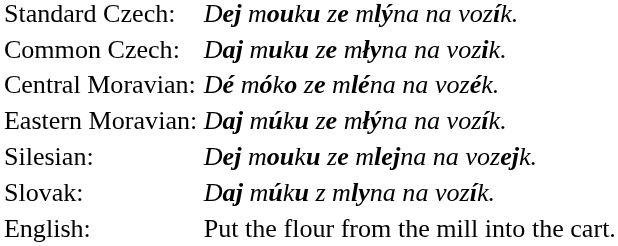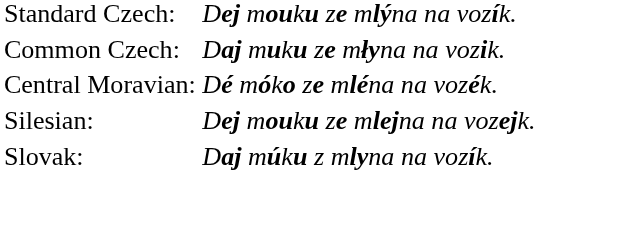- row: (101, 120)
- row: (47, 228)
